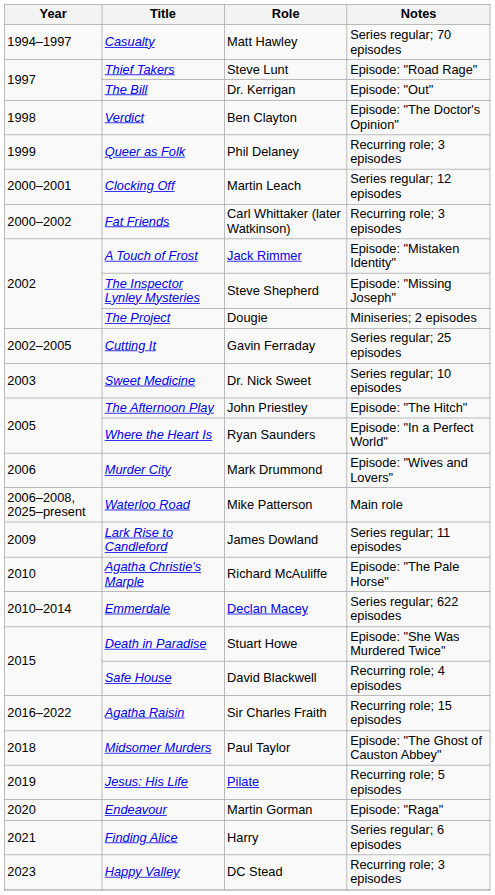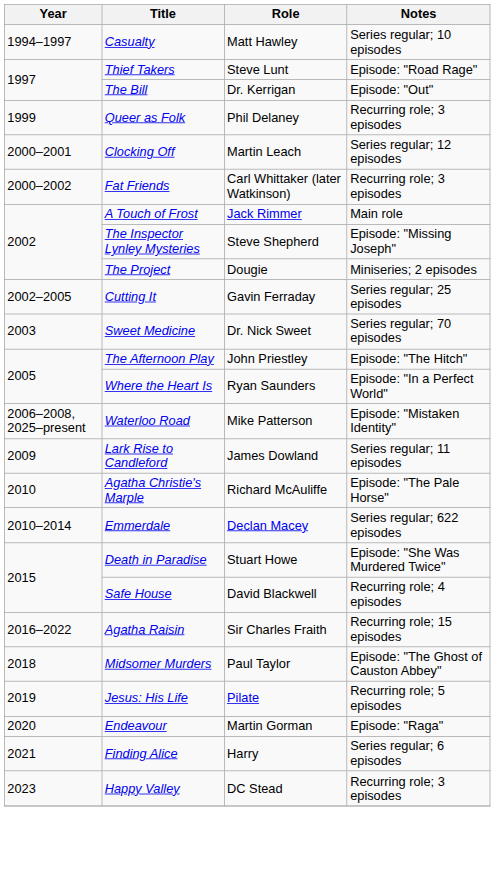(401, 42) Series regular; 70 episodes -> (401, 42) Series regular; 10 episodes
- row: (124, 117)
(405, 256) Episode: "Mistaken Identity" -> (376, 214) Main role
(401, 380) Series regular; 10 episodes -> (401, 331) Series regular; 70 episodes
- row: (138, 470)
(376, 505) Main role -> (405, 421) Episode: "Mistaken Identity"
